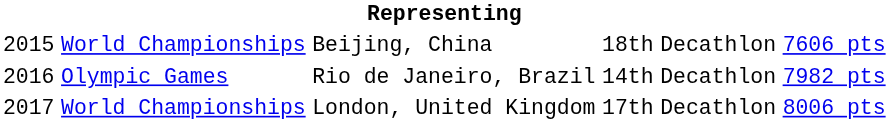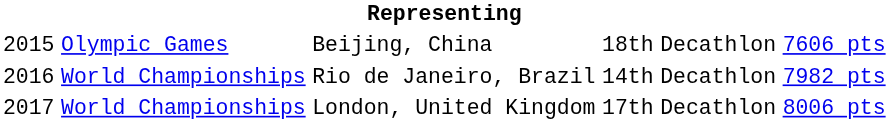(183, 46) World Championships -> (145, 46) Olympic Games
(145, 77) Olympic Games -> (183, 77) World Championships
